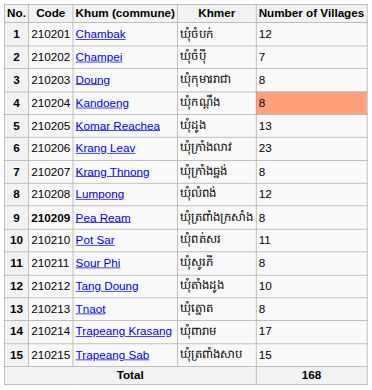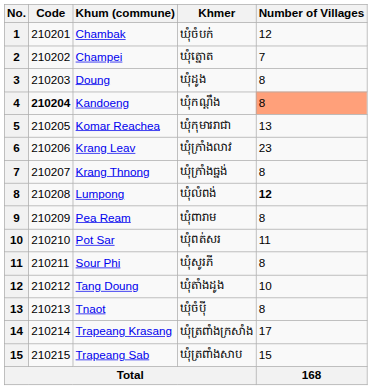(193, 56) ឃុំចំប៉ី -> (197, 56) ឃុំត្នោត
(206, 79) ឃុំកុមាររាជា -> (193, 79) ឃុំដូង
(51, 103) normal -> (51, 103) bold
(193, 125) ឃុំដូង -> (206, 125) ឃុំកុមាររាជា
(265, 194) normal -> (265, 194) bold
(51, 217) bold -> (51, 217) normal
(217, 216) ឃុំត្រពាំងក្រសាំង -> (199, 216) ឃុំពារាម
(197, 308) ឃុំត្នោត -> (193, 308) ឃុំចំប៉ី
(199, 331) ឃុំពារាម -> (217, 331) ឃុំត្រពាំងក្រសាំង
